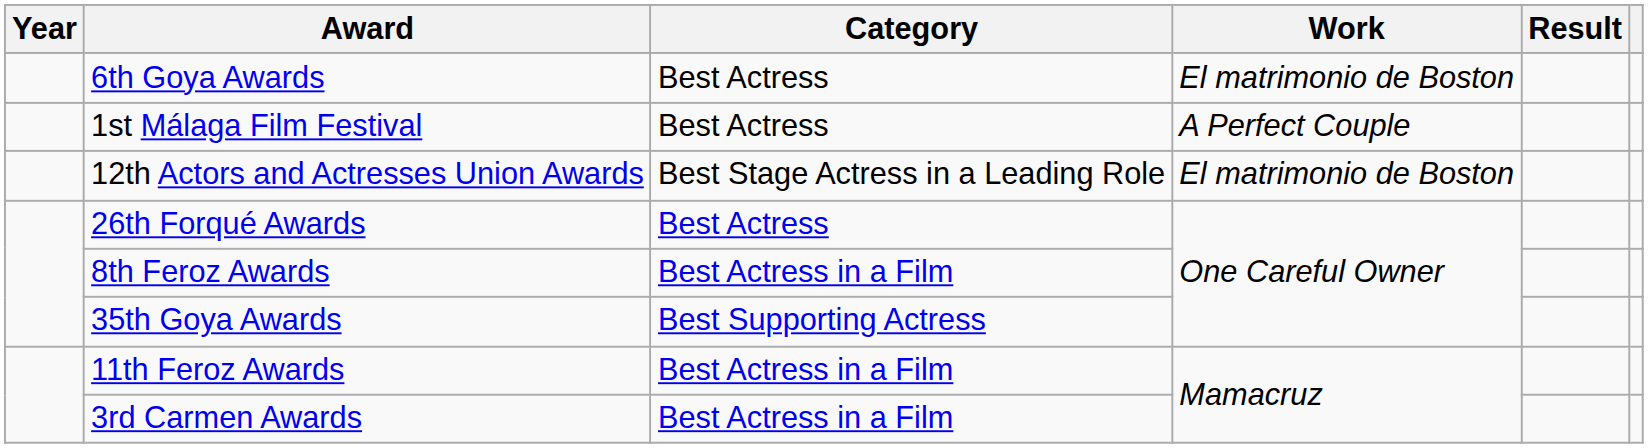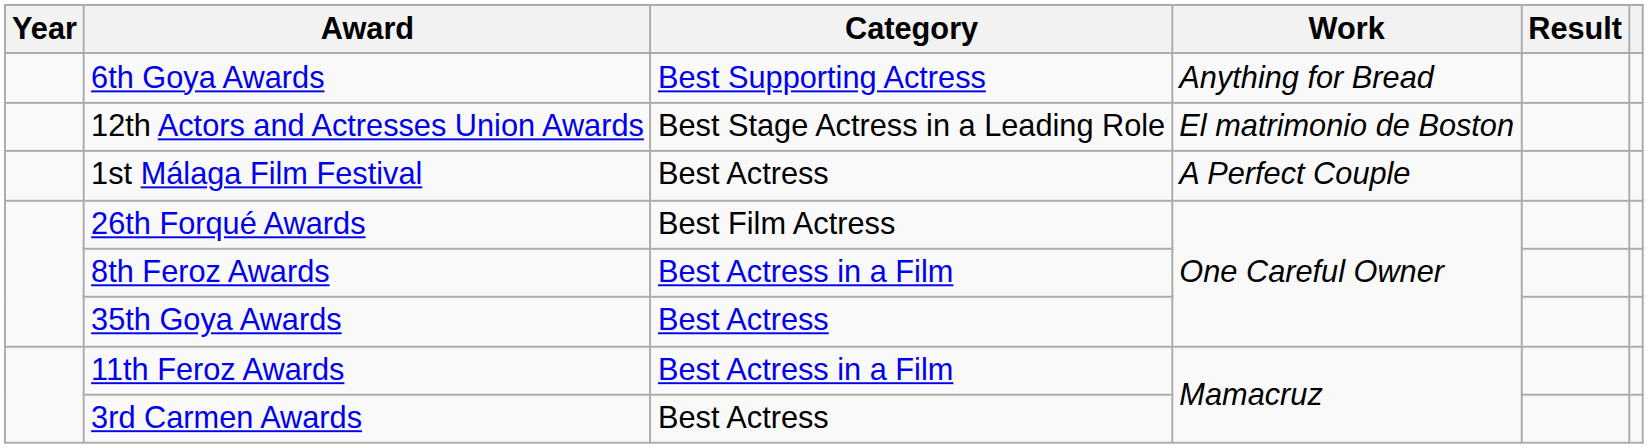(743, 77) Best Actress -> (822, 77) Best Supporting Actress
(1347, 77) El matrimonio de Boston -> (1307, 77) Anything for Bread
rows swapped: (257, 126) <-> (367, 175)
(743, 223) Best Actress -> (777, 223) Best Film Actress
(822, 321) Best Supporting Actress -> (743, 321) Best Actress
(806, 418) Best Actress in a Film -> (743, 418) Best Actress
